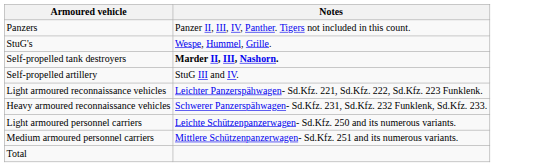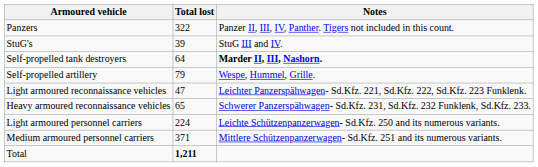+ column: (195, 12)
(223, 43) Wespe, Hummel, Grille. -> (251, 43) StuG III and IV.
(207, 75) StuG III and IV. -> (267, 75) Wespe, Hummel, Grille.
